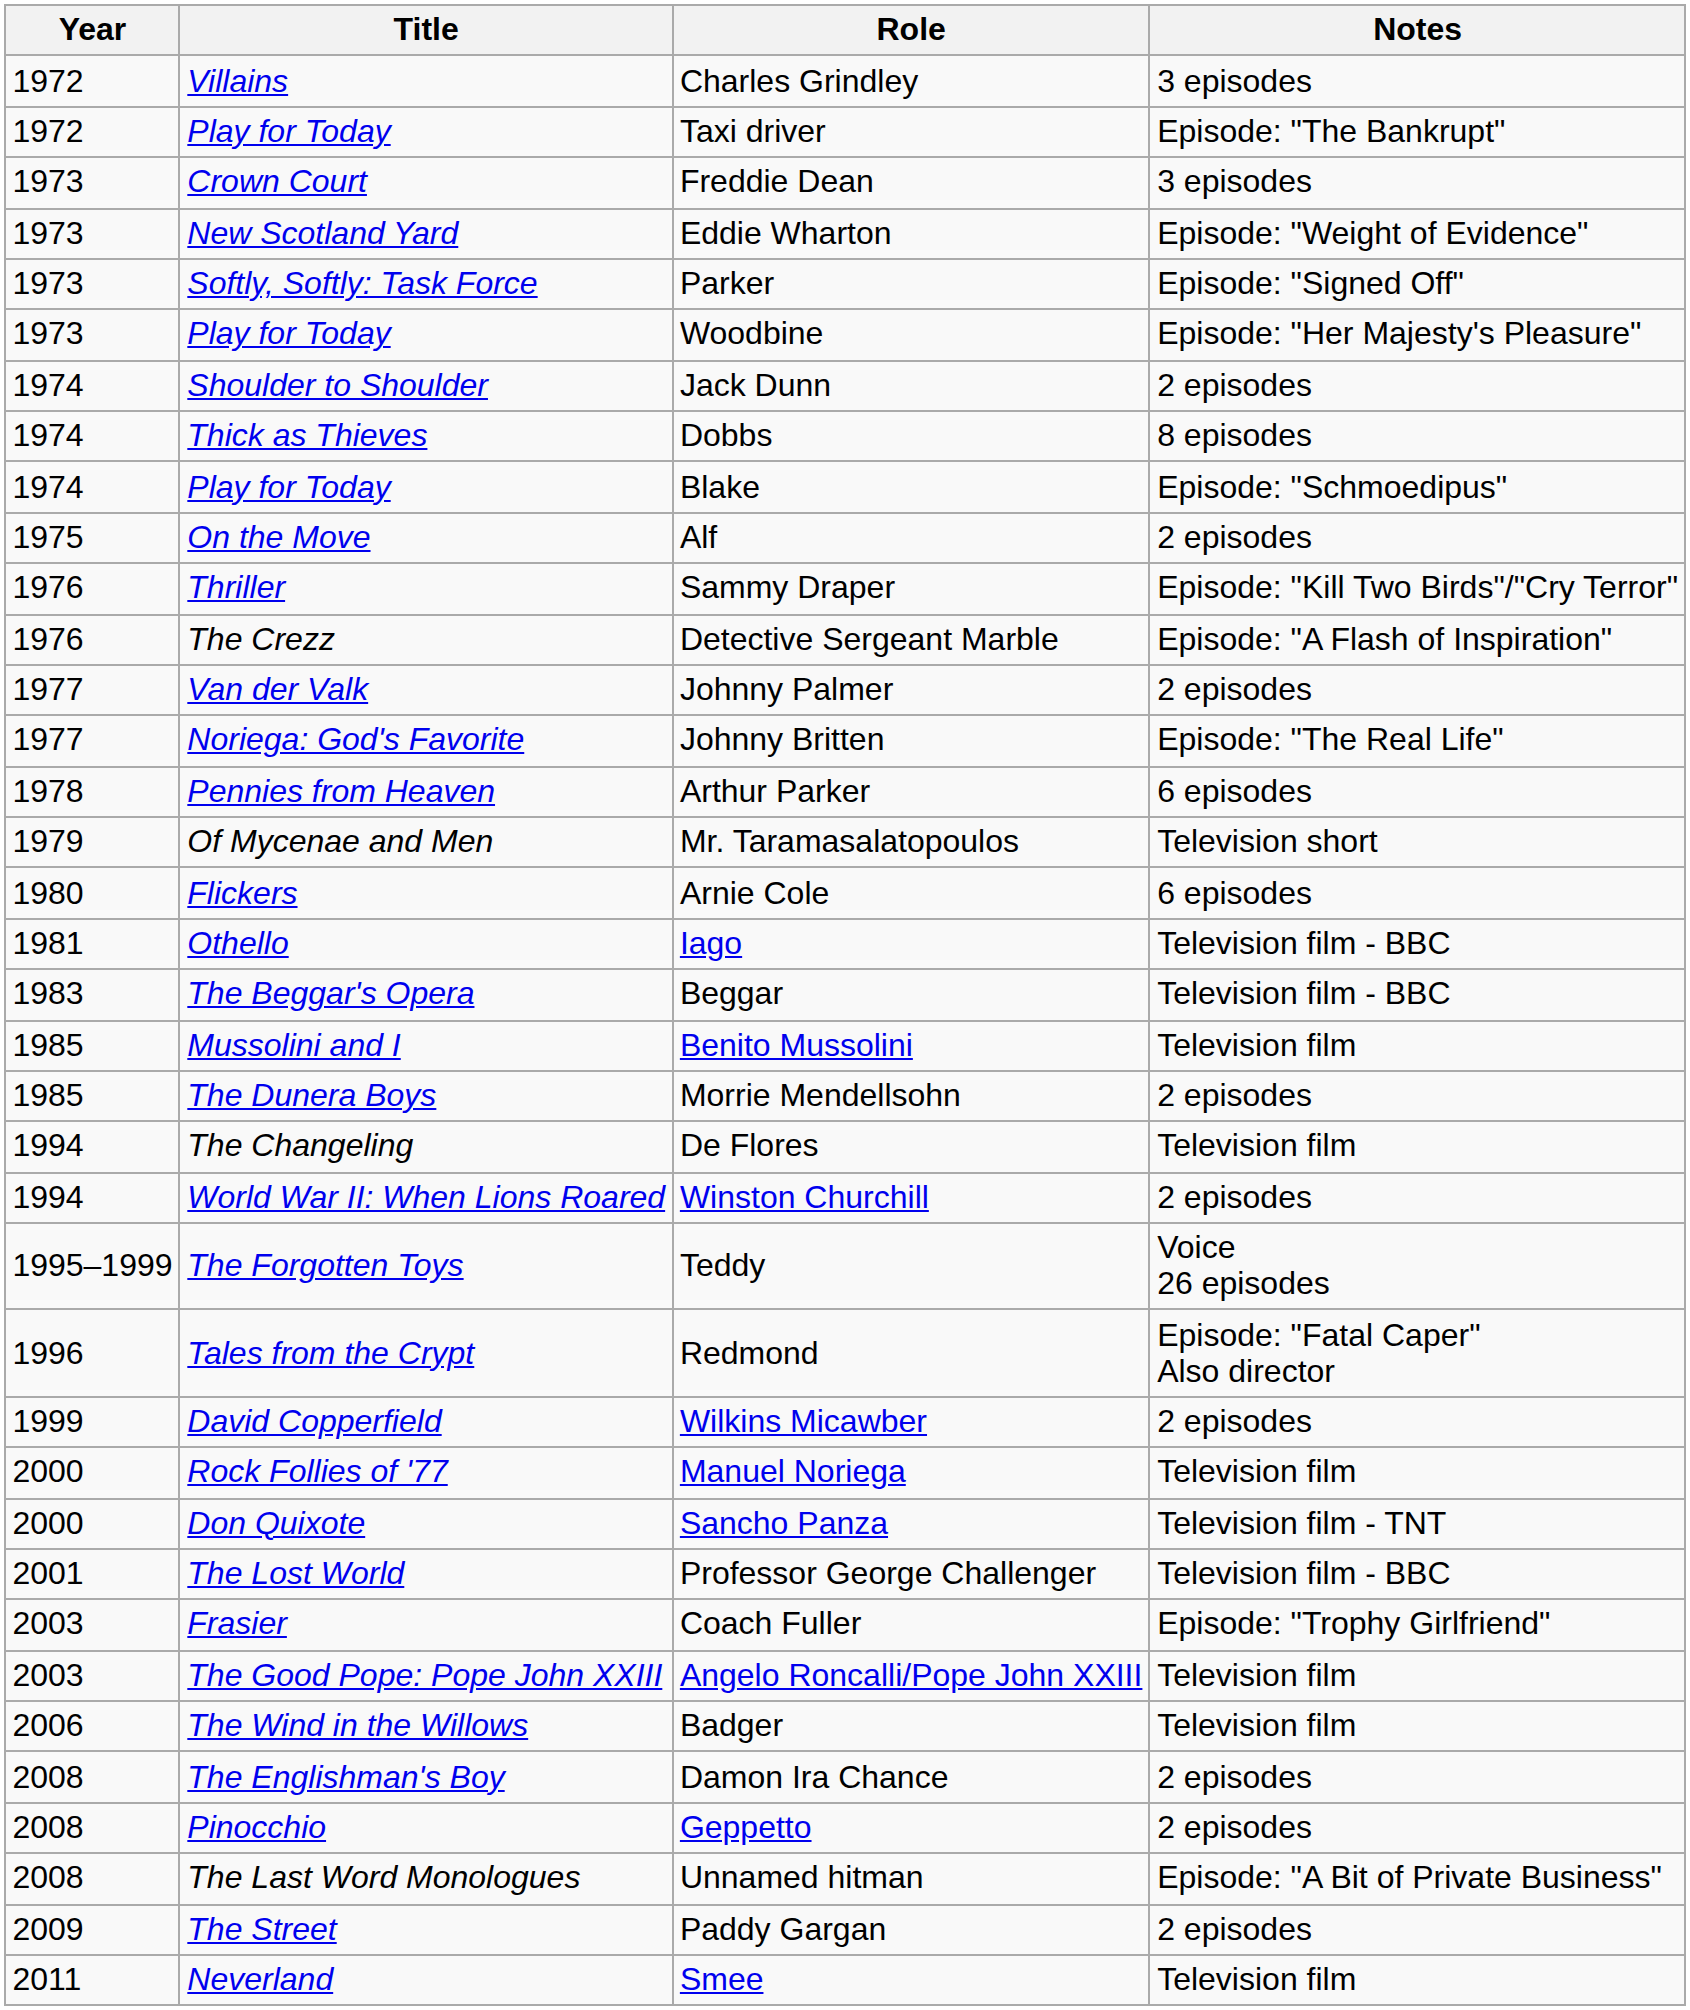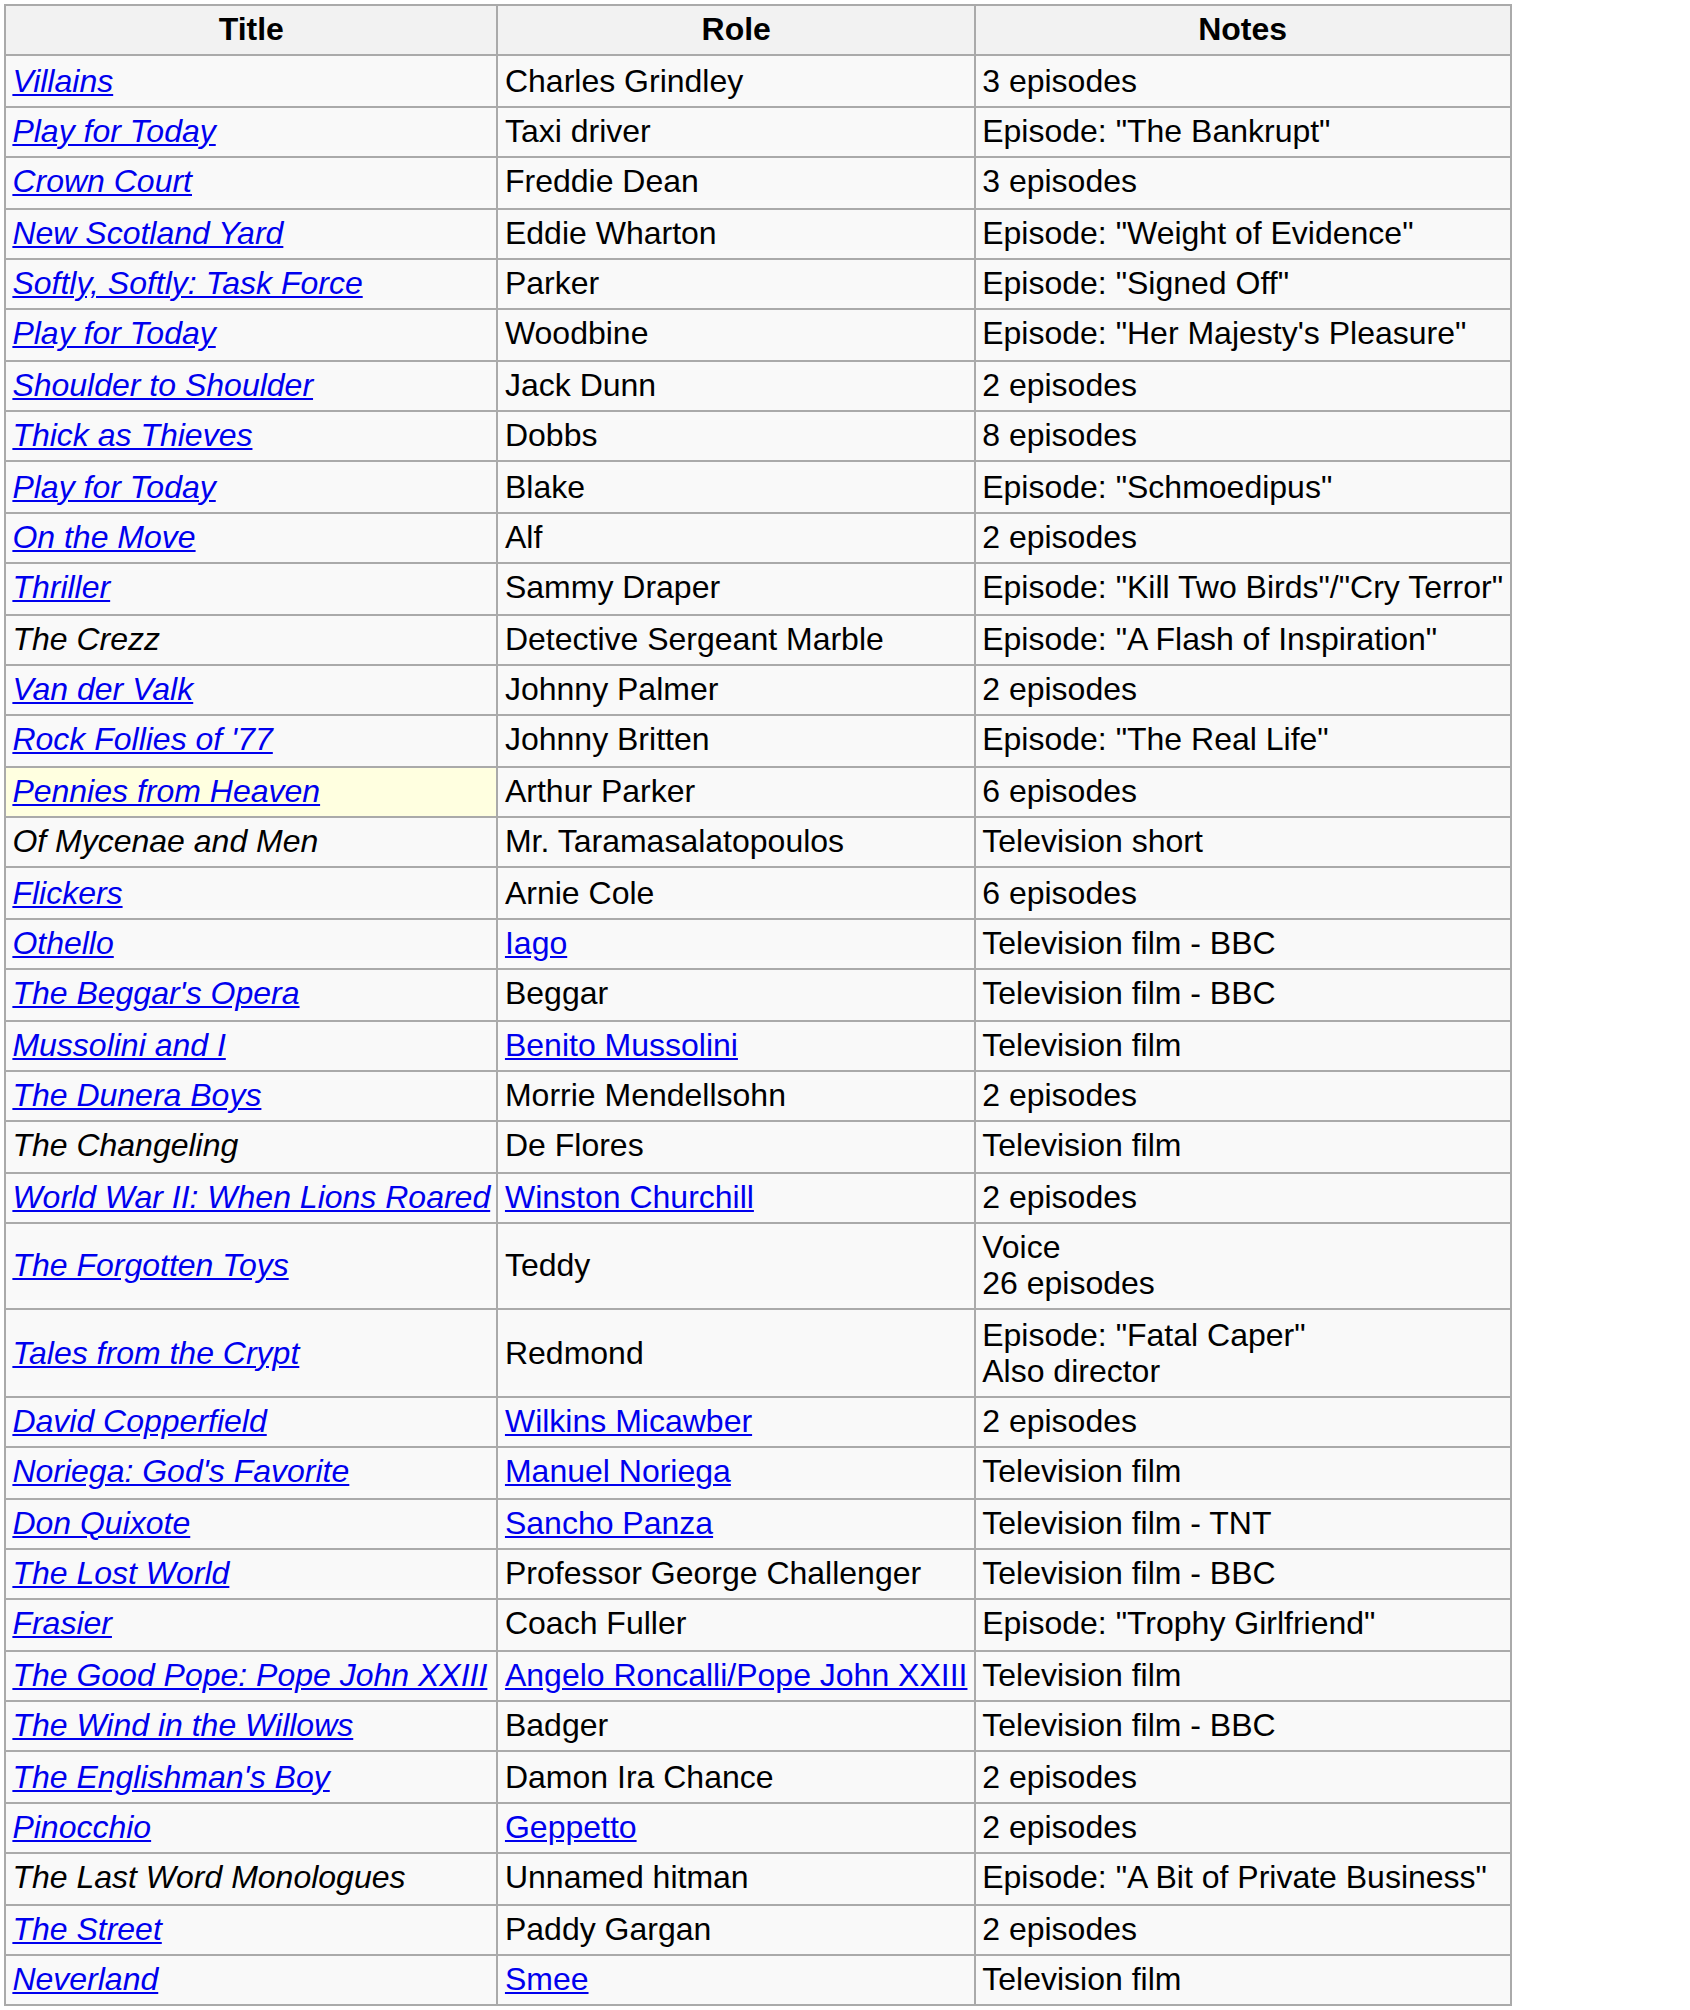- column: (92, 29)
(356, 740) Noriega: God's Favorite -> (143, 740) Rock Follies of '77
(341, 791) no background -> (166, 791) lightyellow background
(318, 1472) Rock Follies of '77 -> (181, 1472) Noriega: God's Favorite
(1257, 1725) Television film -> (1129, 1725) Television film - BBC
